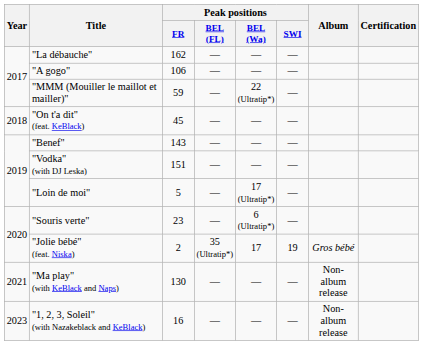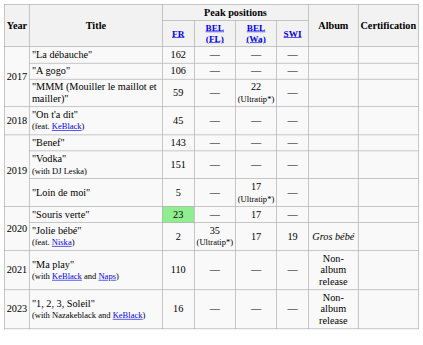(178, 220) no background -> (178, 214) lightgreen background
(256, 220) 6 (Ultratip*) -> (256, 214) 17
(178, 281) 130 -> (178, 270) 110
